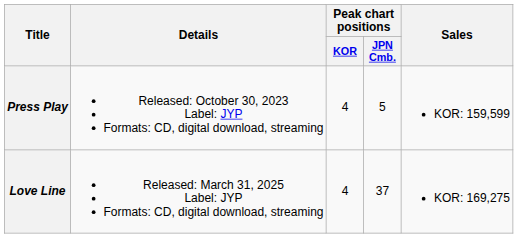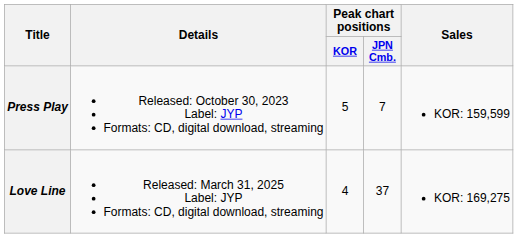(345, 107) 4 -> (345, 107) 5
(382, 107) 5 -> (382, 107) 7
